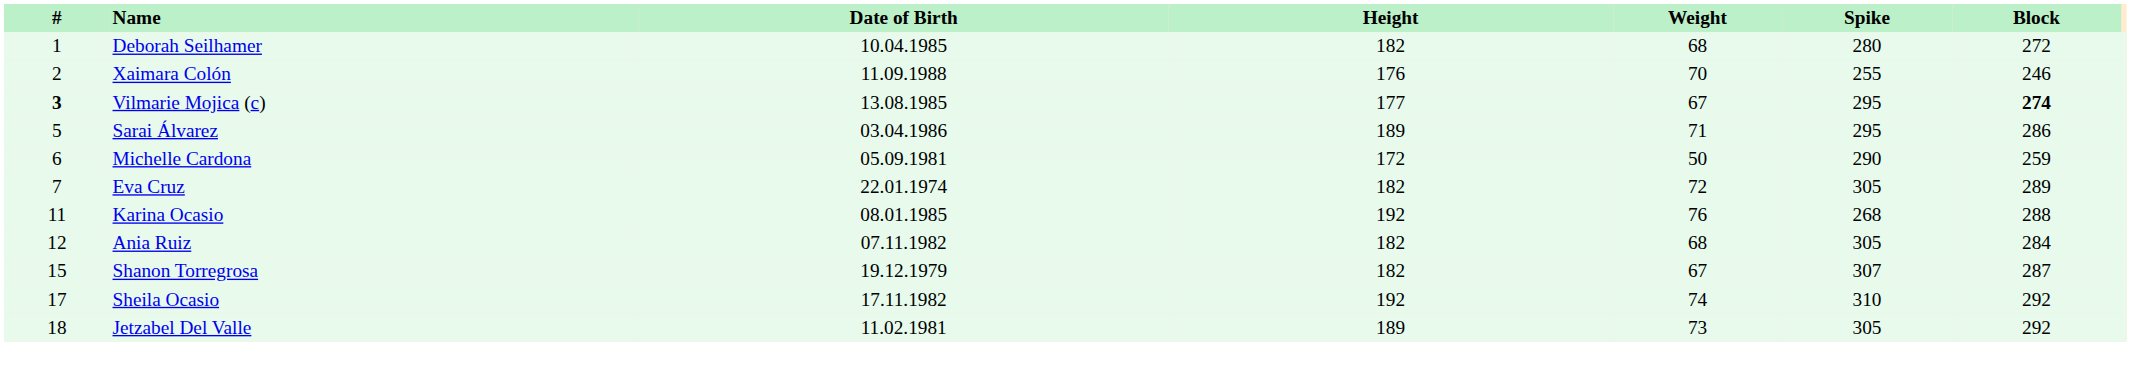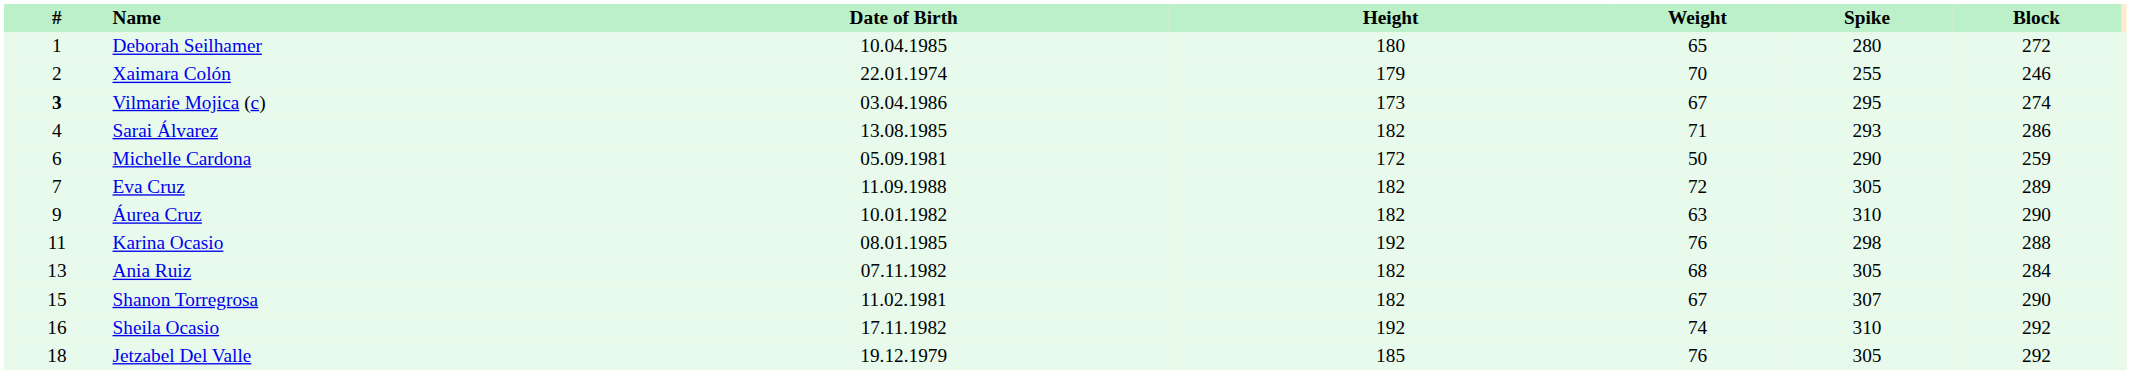(1391, 46) 182 -> (1391, 46) 180
(1698, 46) 68 -> (1698, 46) 65
(904, 74) 11.09.1988 -> (904, 74) 22.01.1974
(1391, 74) 176 -> (1391, 74) 179
(904, 102) 13.08.1985 -> (904, 102) 03.04.1986
(1391, 102) 177 -> (1391, 102) 173
(2036, 102) bold -> (2036, 102) normal
(57, 130) 5 -> (57, 130) 4
(904, 130) 03.04.1986 -> (904, 130) 13.08.1985
(1391, 130) 189 -> (1391, 130) 182
(1867, 130) 295 -> (1867, 130) 293
(904, 186) 22.01.1974 -> (904, 186) 11.09.1988
+ row: (157, 214)
(1867, 214) 268 -> (1867, 243) 298
(57, 243) 12 -> (57, 271) 13
(904, 271) 19.12.1979 -> (904, 299) 11.02.1981
(2036, 271) 287 -> (2036, 299) 290
(57, 299) 17 -> (57, 327) 16
(904, 327) 11.02.1981 -> (904, 355) 19.12.1979
(1391, 327) 189 -> (1391, 355) 185
(1698, 327) 73 -> (1698, 355) 76
